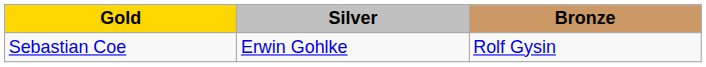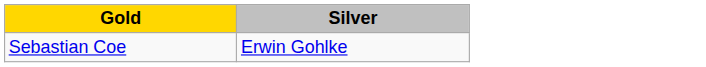- column: (585, 18)
